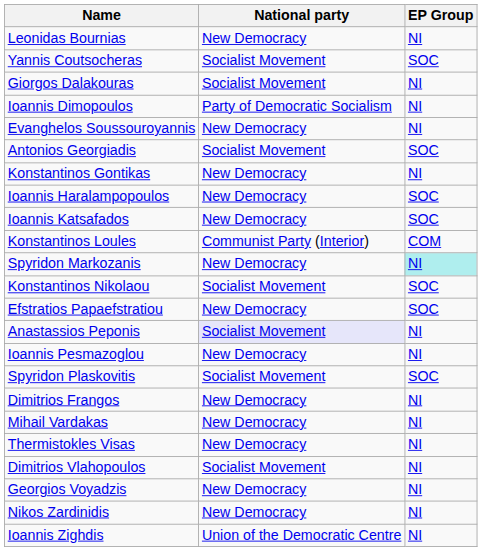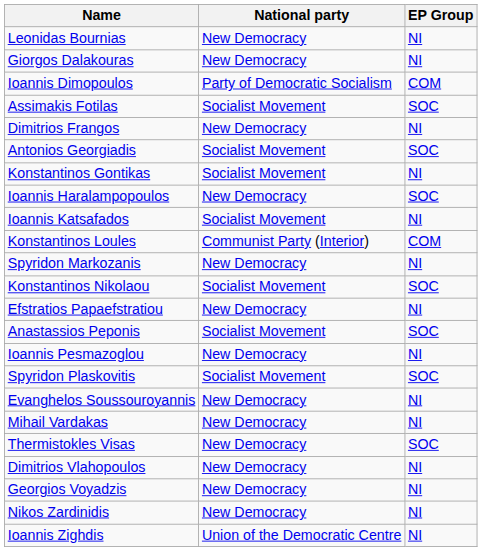- row: (75, 60)
(264, 83) Socialist Movement -> (254, 60) New Democracy
(415, 106) NI -> (425, 83) COM
+ row: (63, 106)
rows swapped: (64, 399) <-> (102, 128)
(254, 173) New Democracy -> (264, 173) Socialist Movement
(254, 219) New Democracy -> (264, 219) Socialist Movement
(423, 219) SOC -> (415, 219) NI
(415, 264) paleturquoise background -> (415, 264) no background
(423, 309) SOC -> (415, 309) NI
(264, 331) lavender background -> (264, 331) no background
(415, 331) NI -> (423, 331) SOC
(415, 444) NI -> (423, 444) SOC
(264, 467) Socialist Movement -> (254, 467) New Democracy
